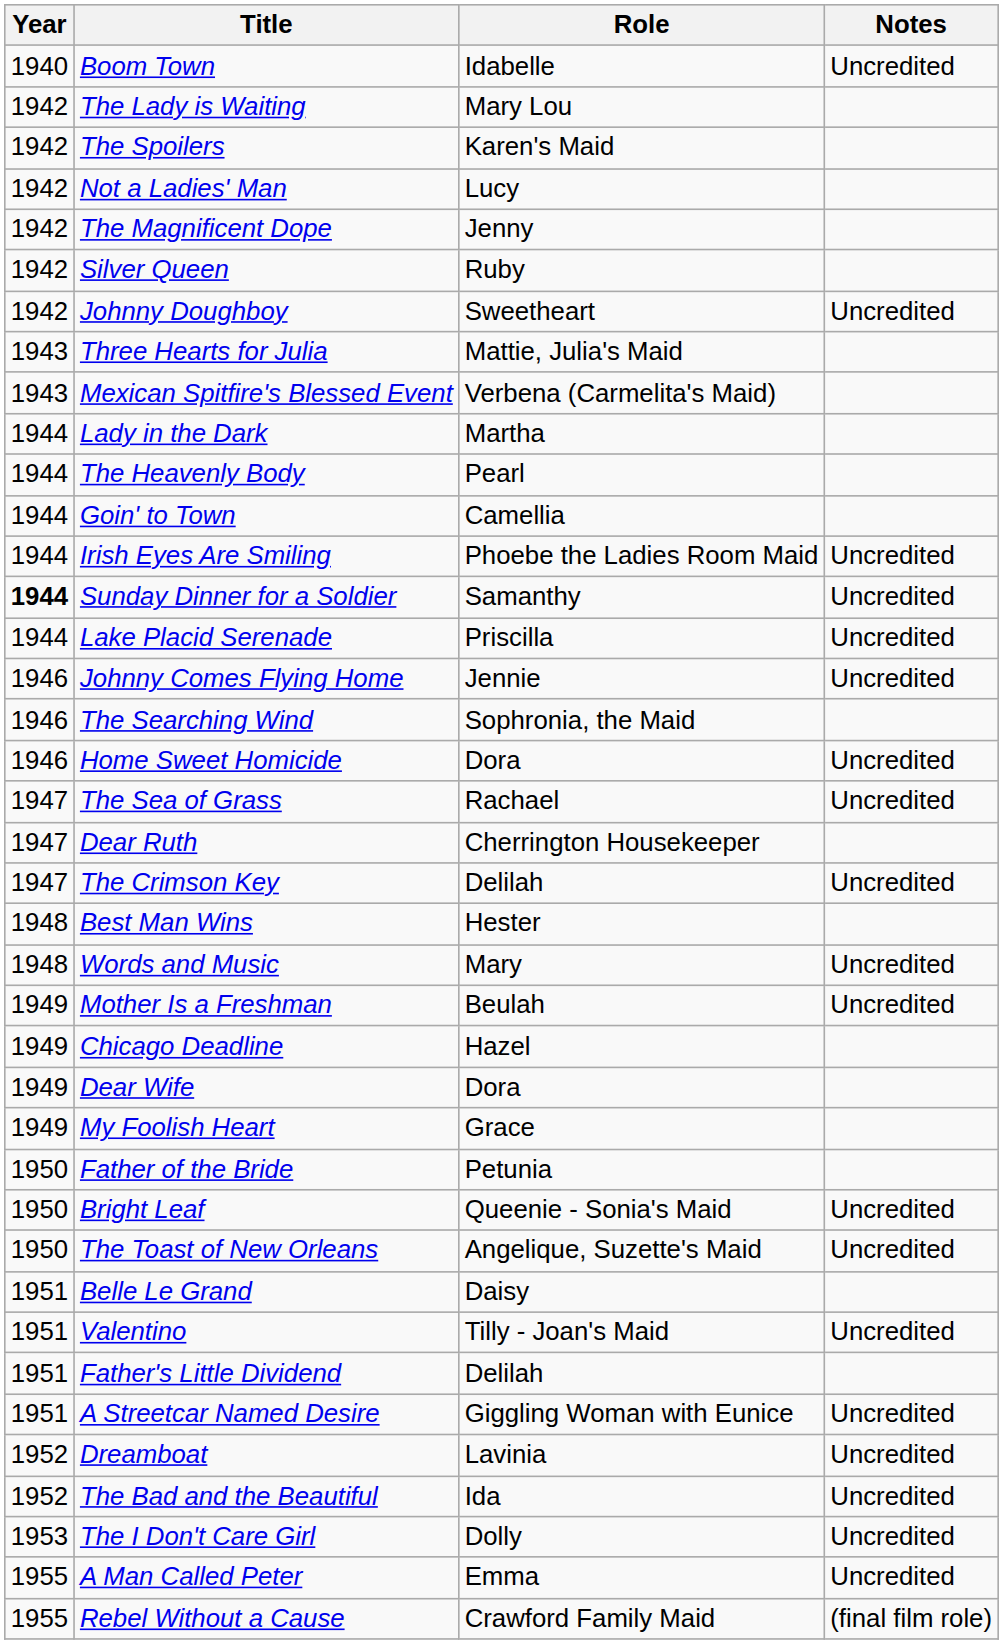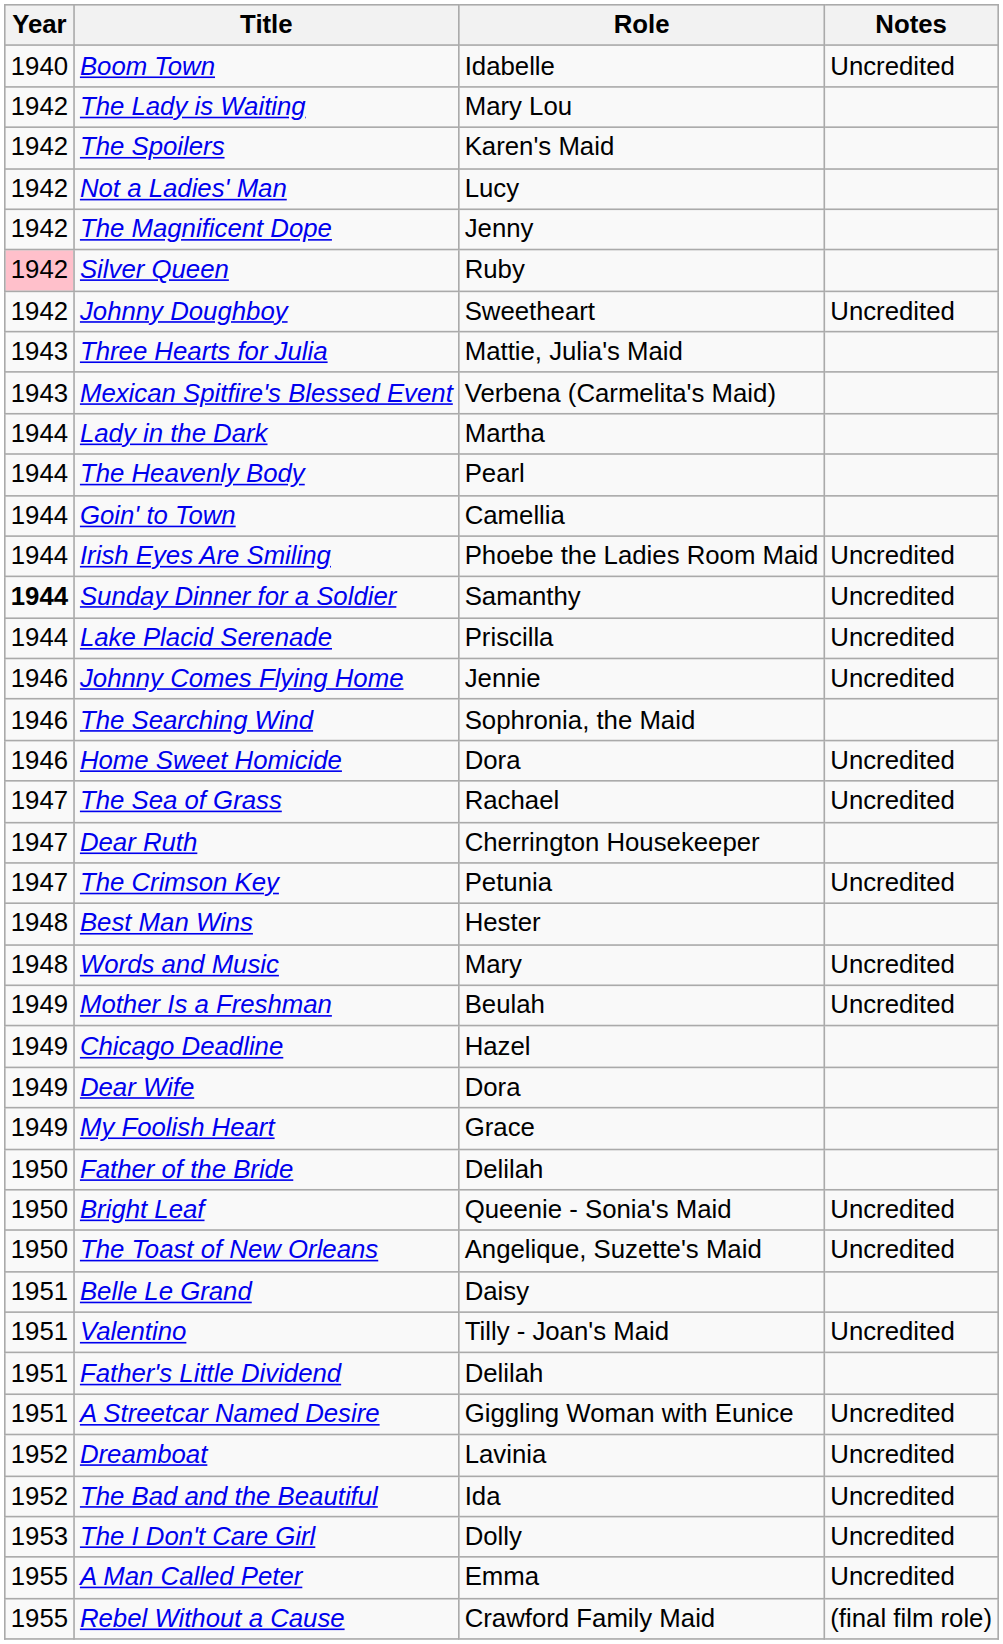(39, 270) no background -> (39, 270) pink background
(504, 882) Delilah -> (508, 882) Petunia
(508, 1168) Petunia -> (504, 1168) Delilah
